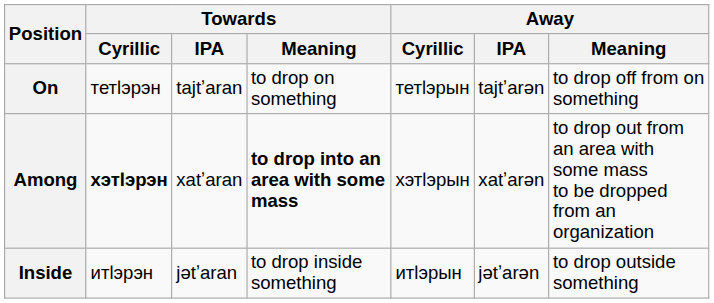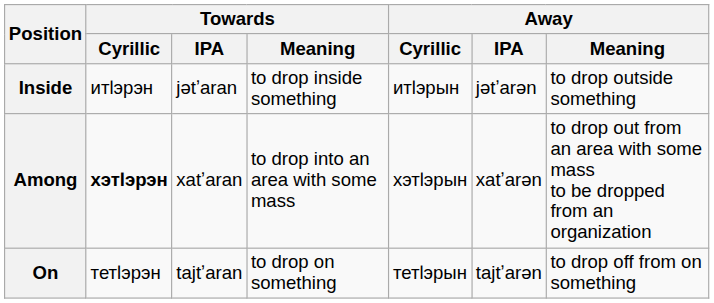rows swapped: (45, 88) <-> (45, 272)
(318, 180) bold -> (314, 180) normal
